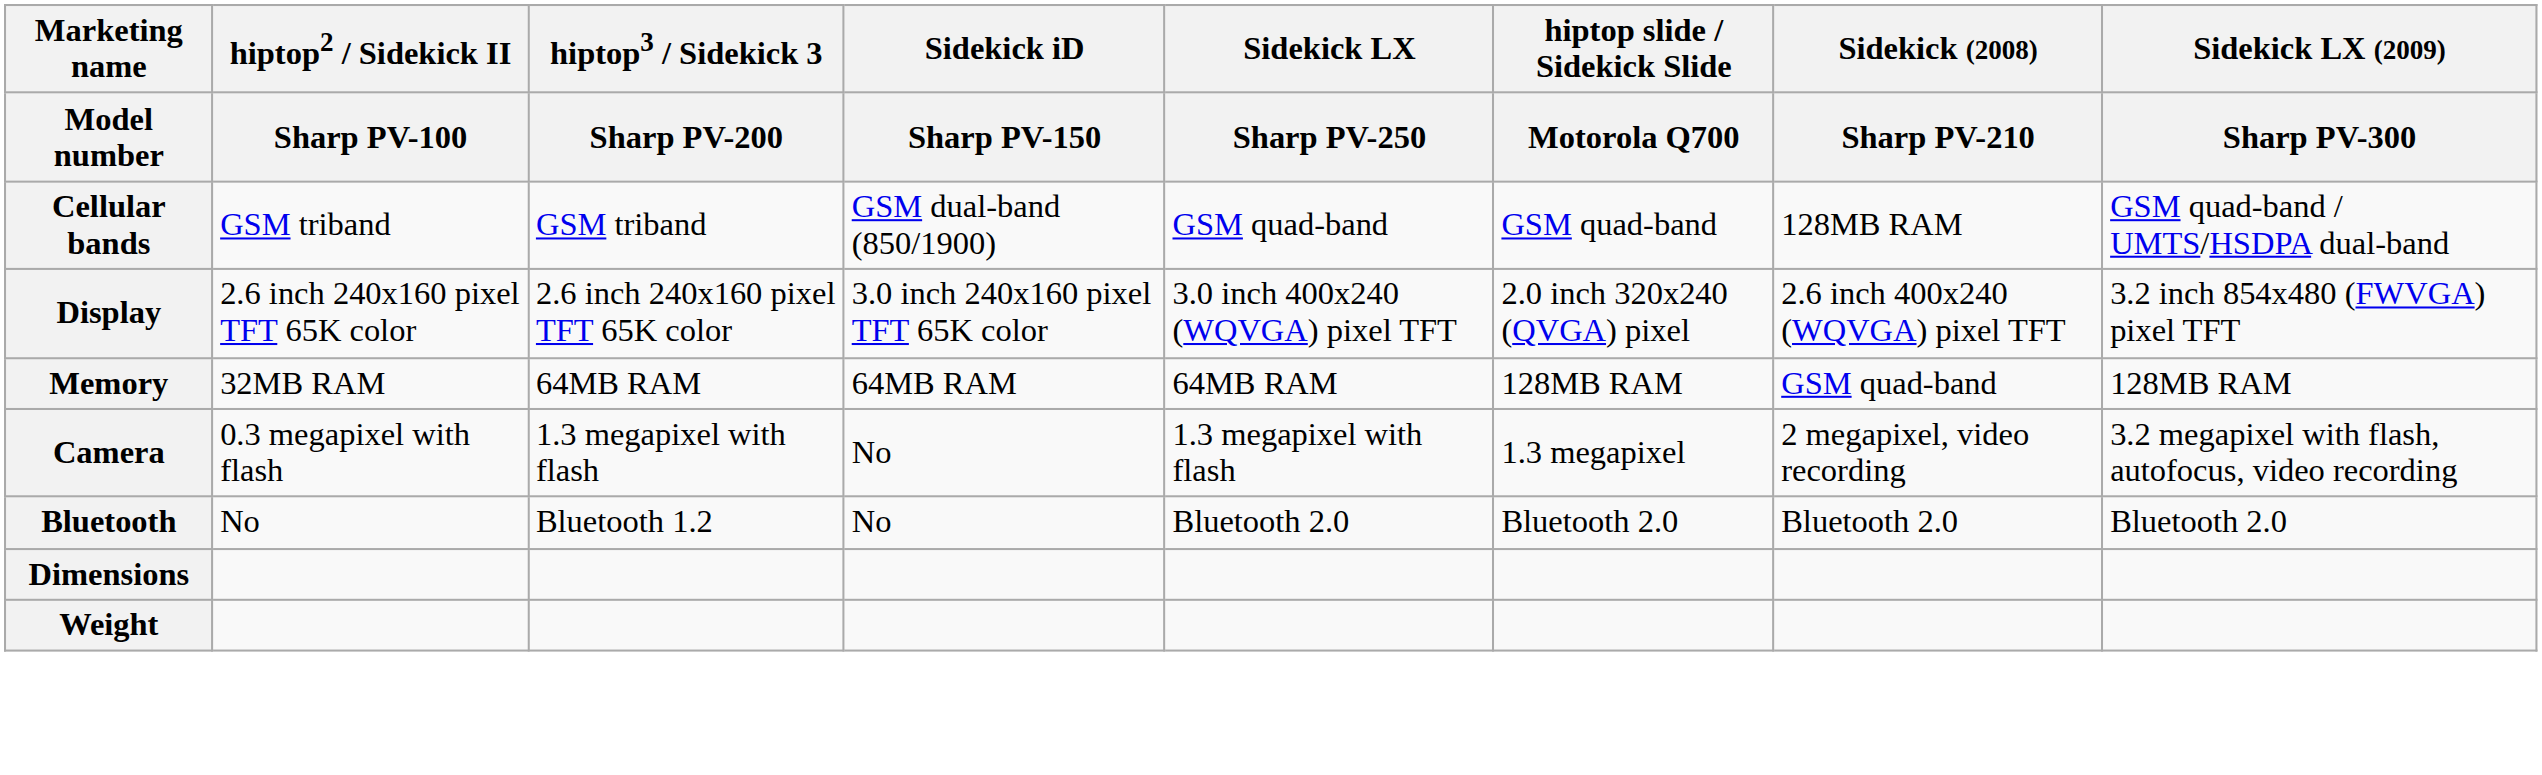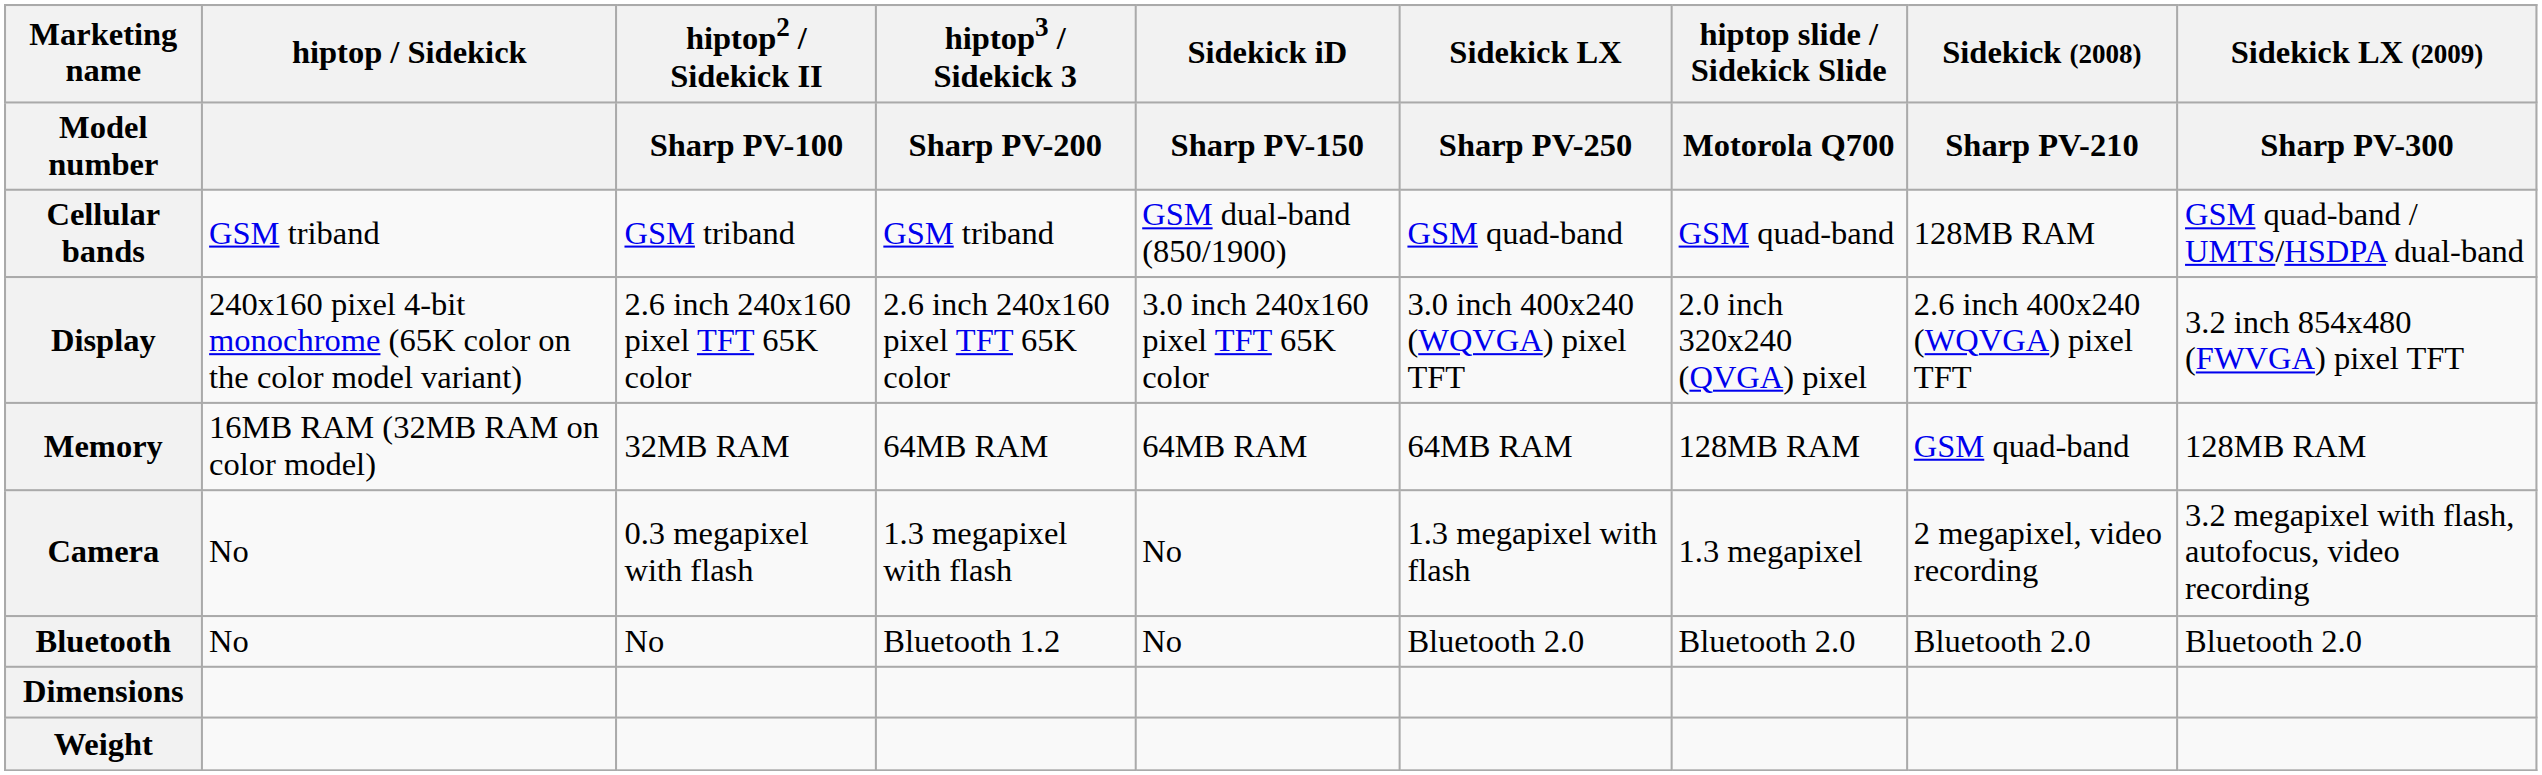+ column: (409, 146)
